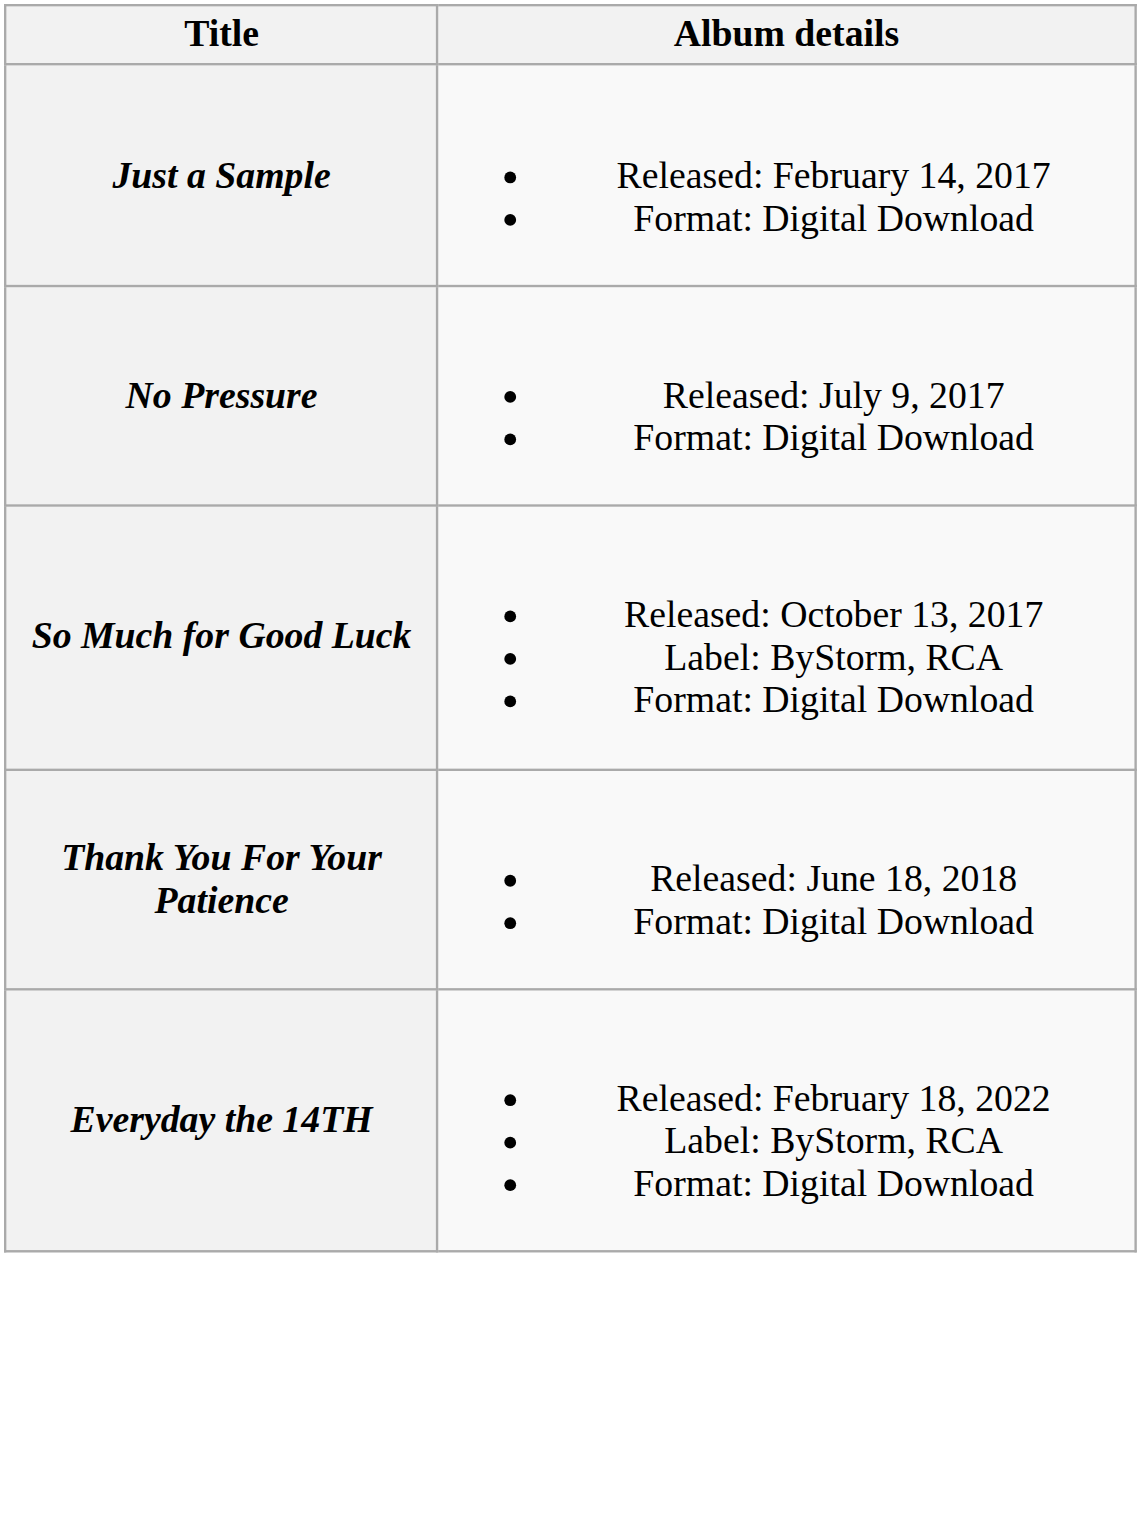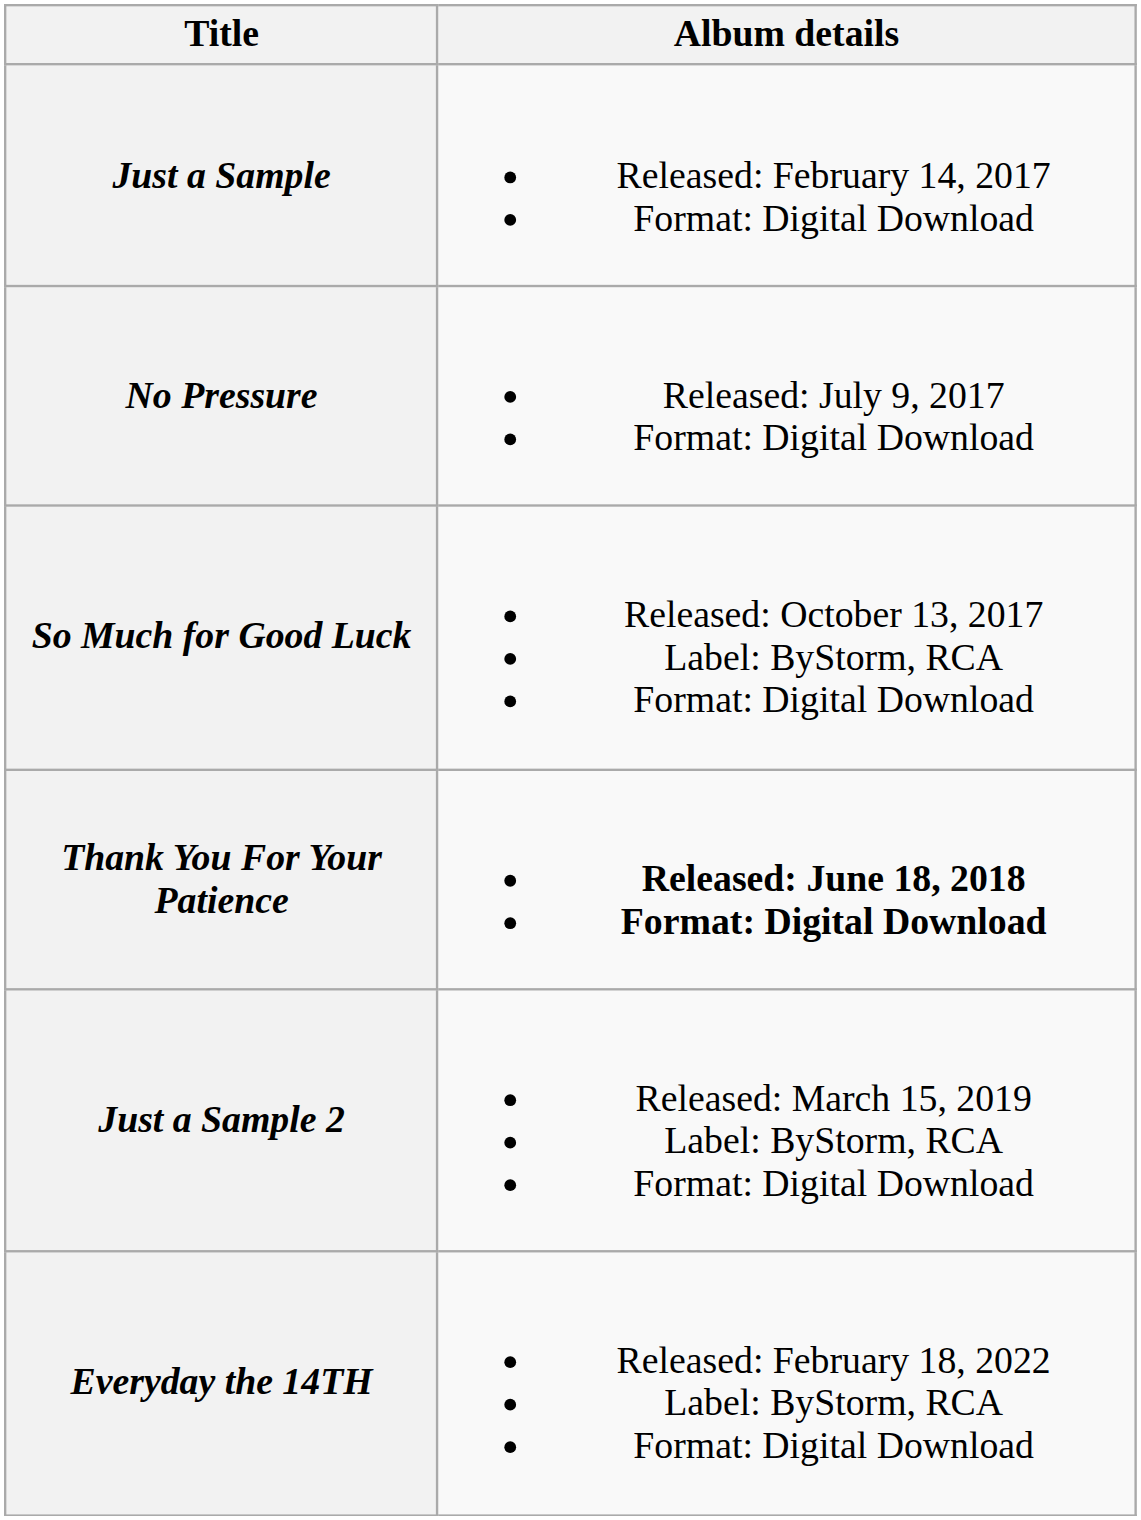(786, 900) normal -> (786, 900) bold
+ row: (222, 1119)
